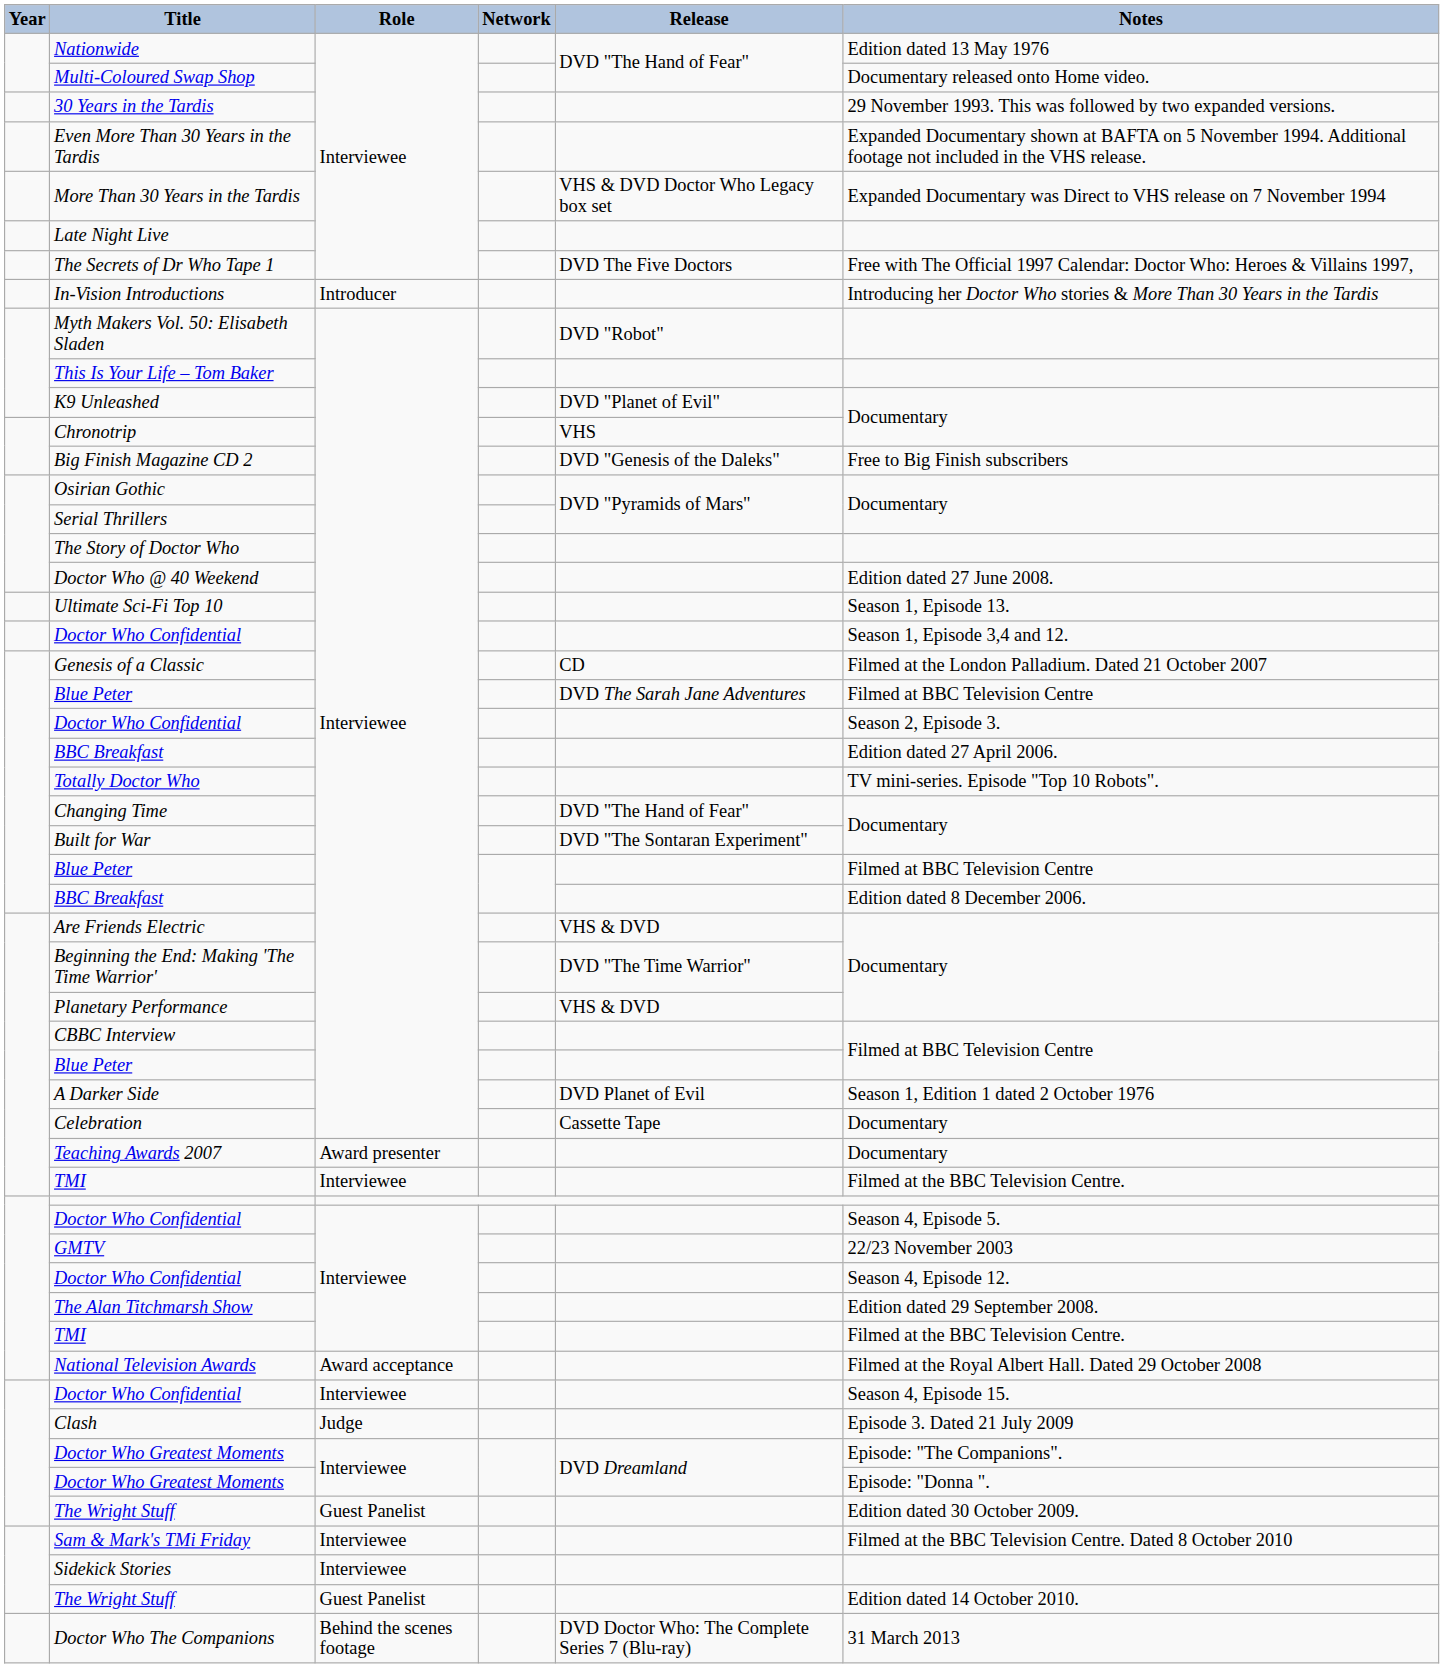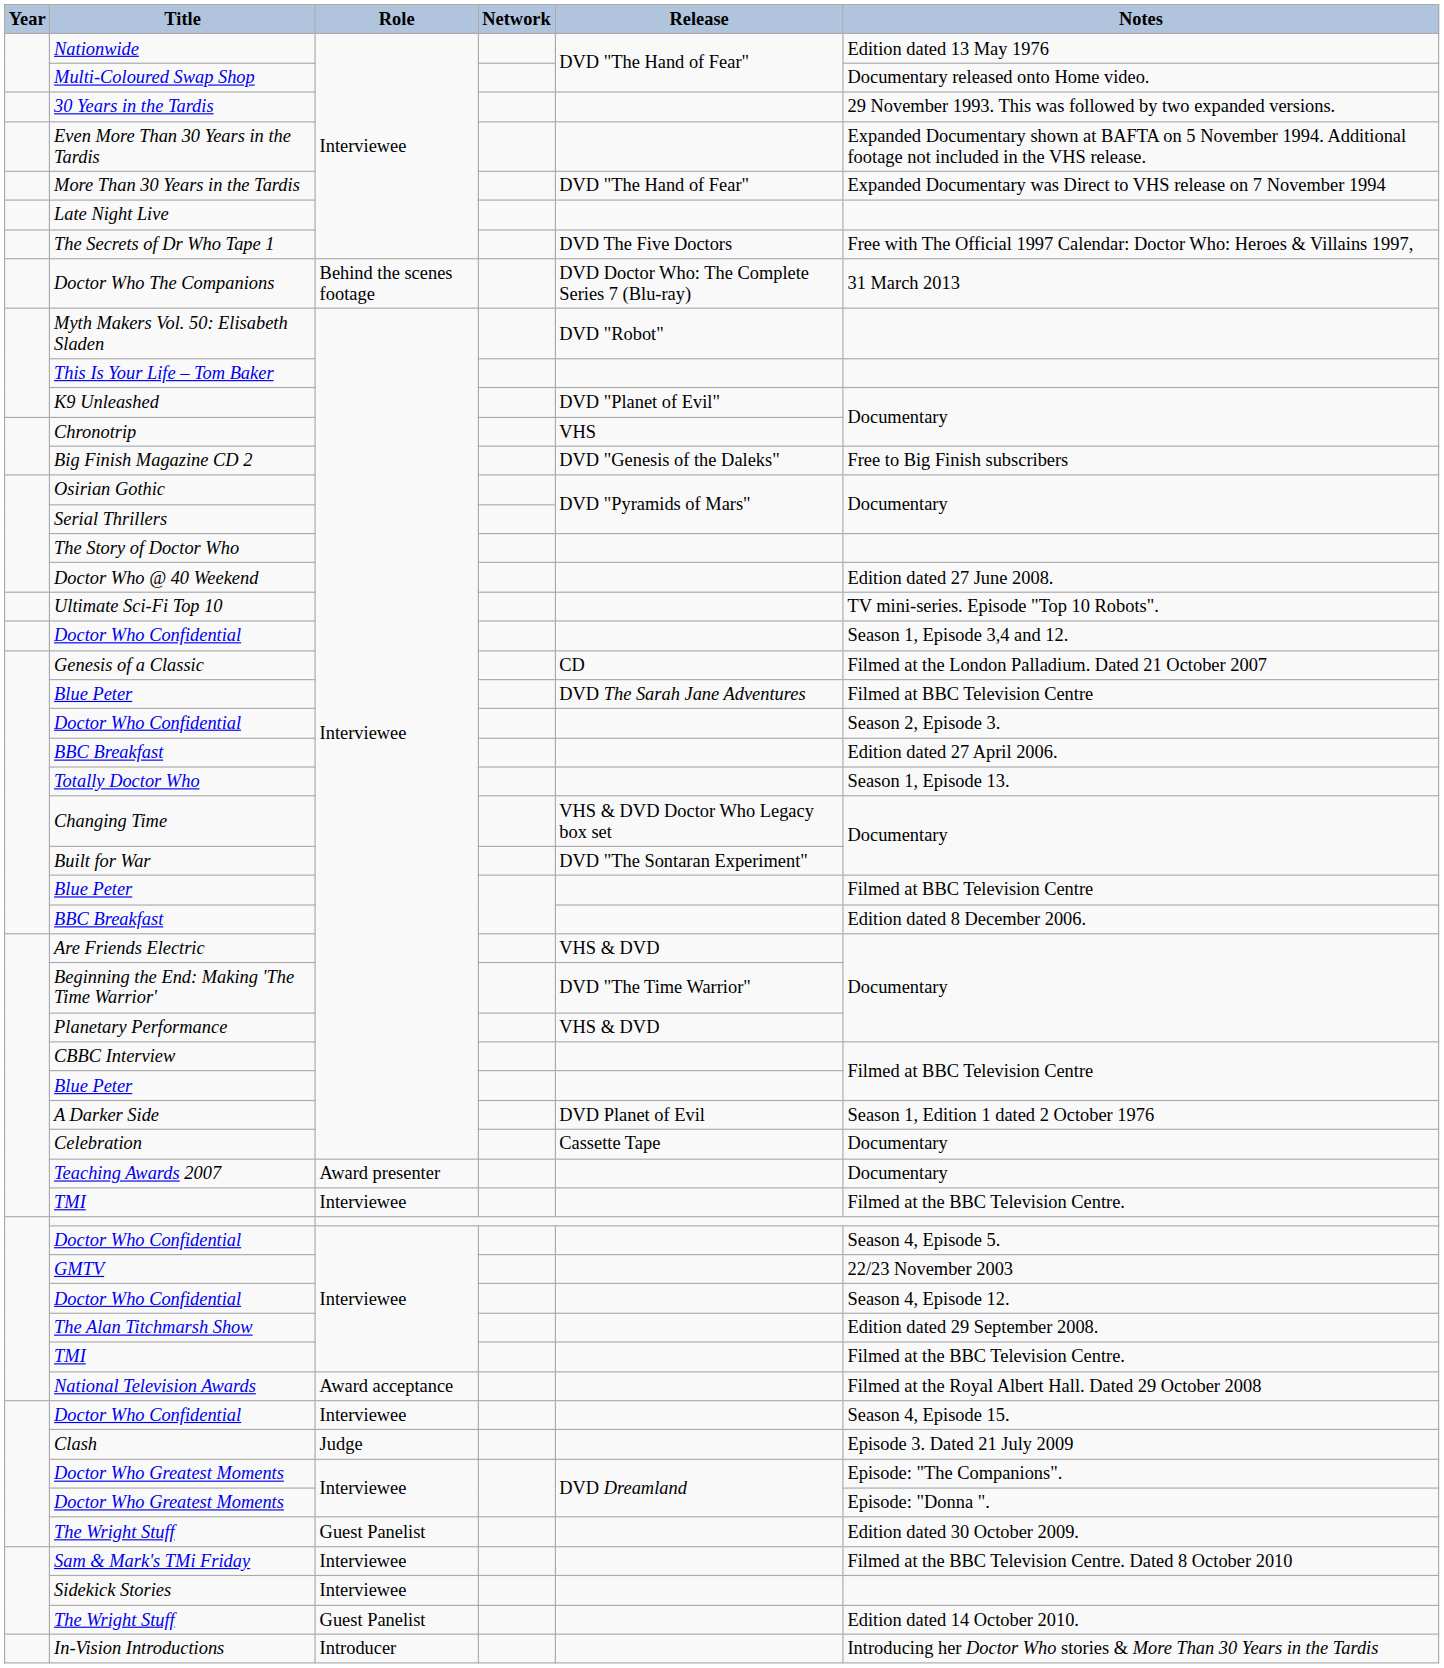(687, 196) VHS & DVD Doctor Who Legacy box set -> (654, 185) DVD "The Hand of Fear"
rows swapped: (139, 293) <-> (164, 1638)
(928, 606) Season 1, Episode 13. -> (1003, 606) TV mini-series. Episode "Top 10 Robots".
(1003, 781) TV mini-series. Episode "Top 10 Robots". -> (928, 781) Season 1, Episode 13.
(654, 810) DVD "The Hand of Fear" -> (687, 821) VHS & DVD Doctor Who Legacy box set
